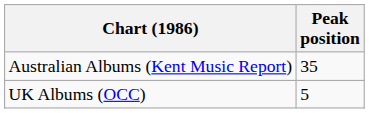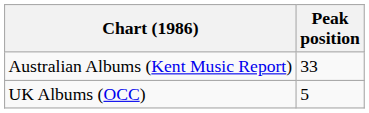(309, 66) 35 -> (309, 66) 33
